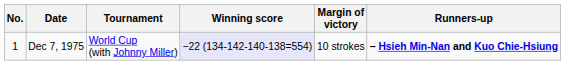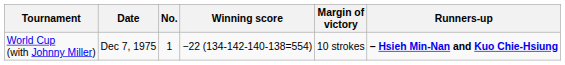columns swapped: (15, 18) <-> (133, 18)
(247, 46) lavender background -> (247, 46) no background
